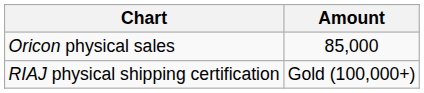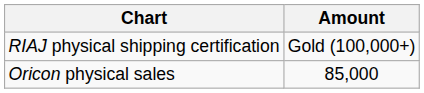rows swapped: (92, 46) <-> (144, 74)
